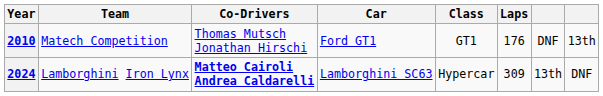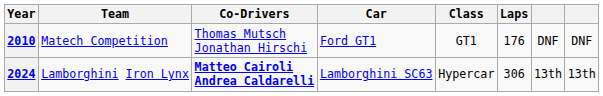(582, 41) 13th -> (582, 41) DNF
(514, 74) 309 -> (514, 74) 306
(582, 74) DNF -> (582, 74) 13th
